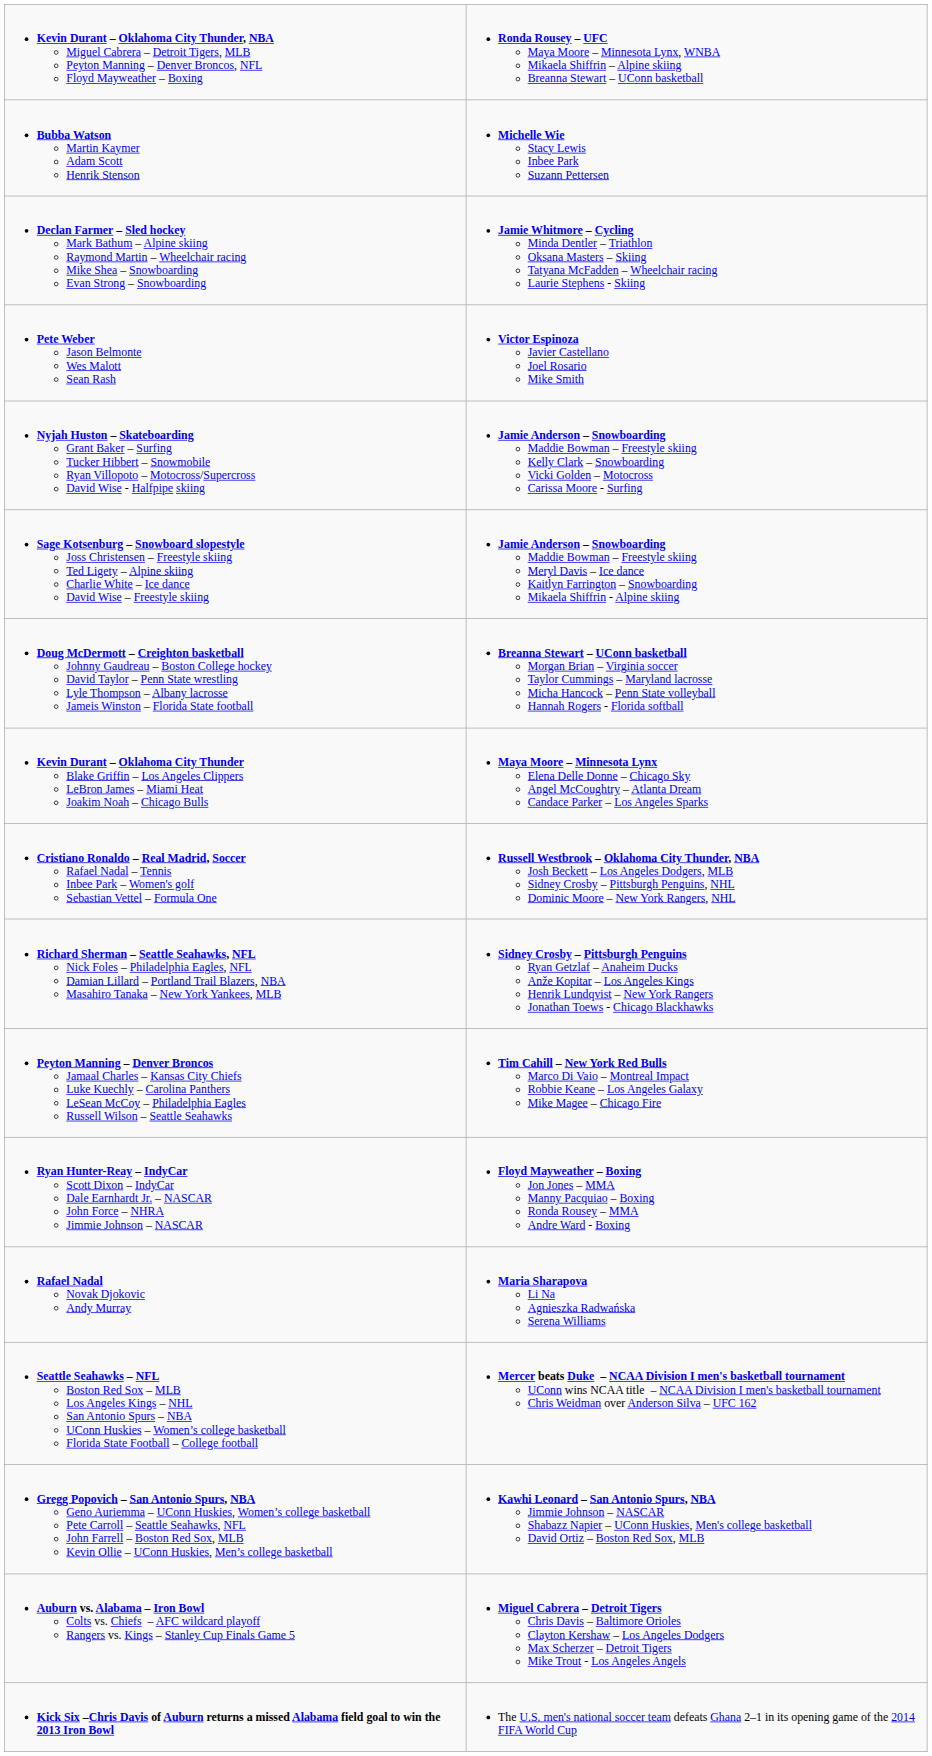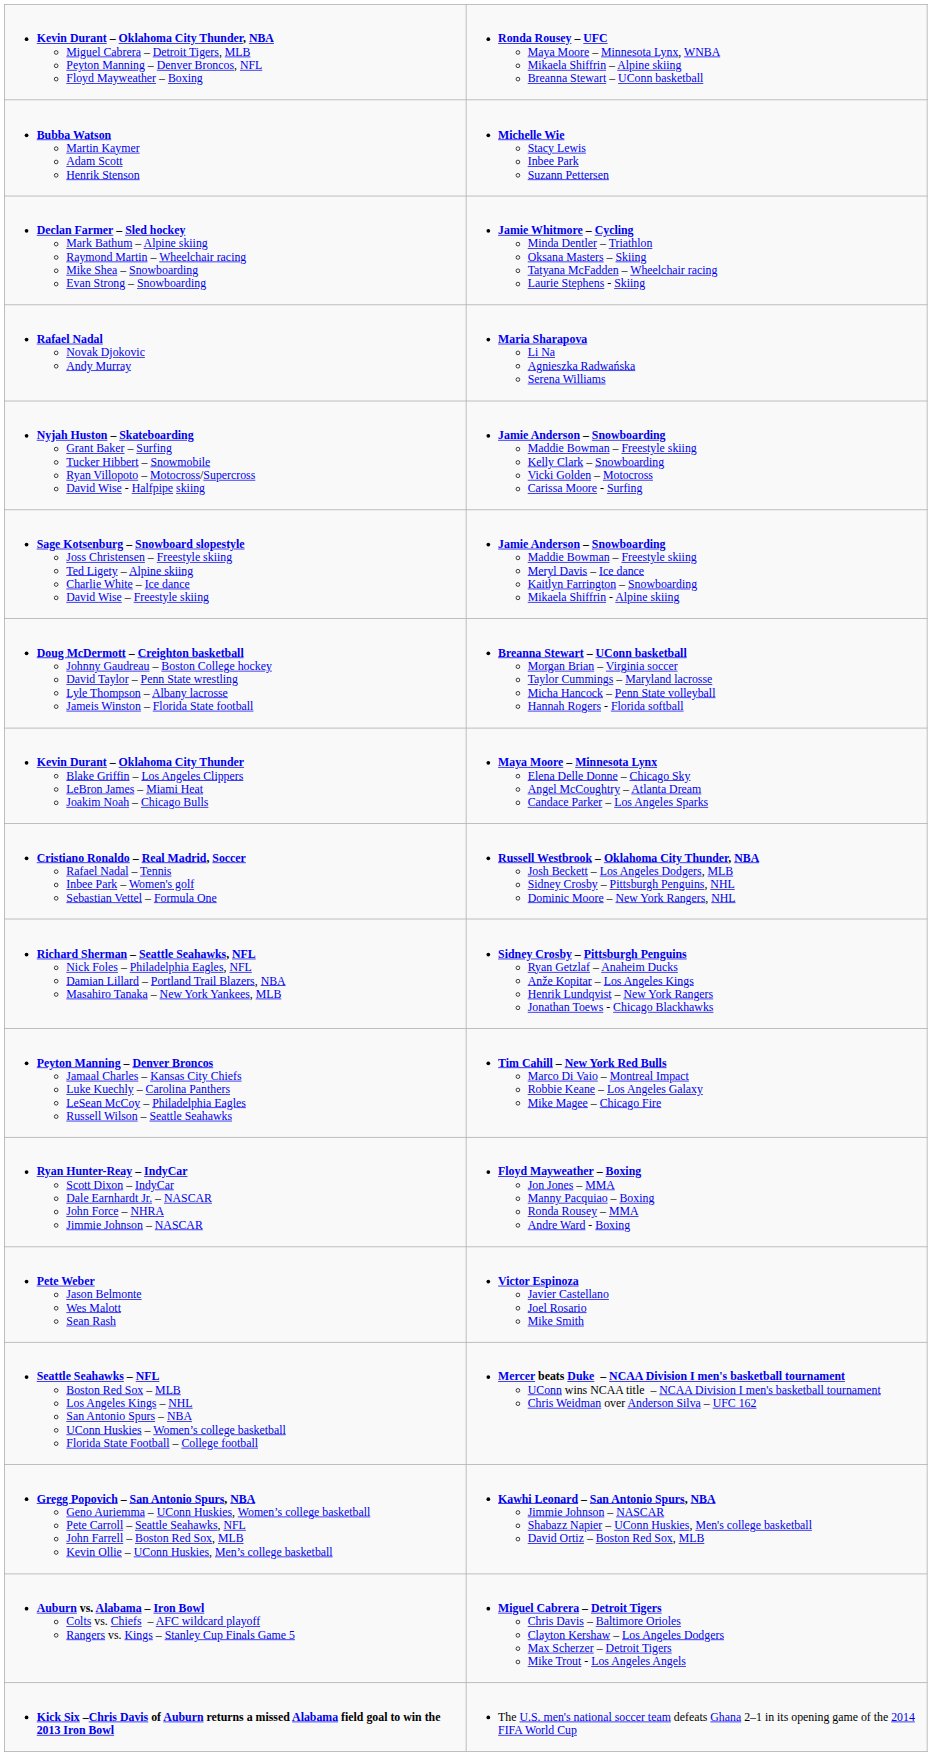rows swapped: (235, 1294) <-> (235, 359)
